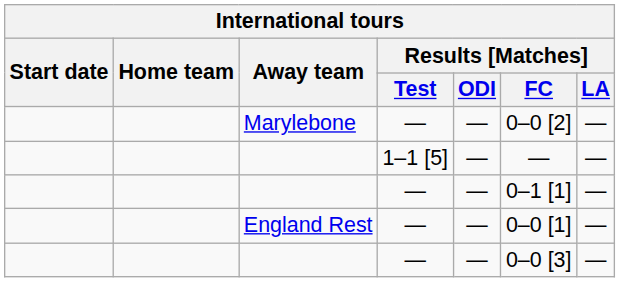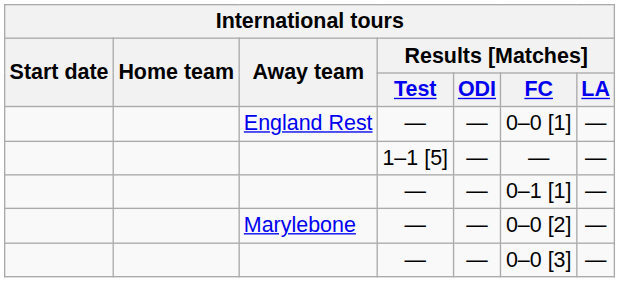rows swapped: (308, 225) <-> (300, 123)
